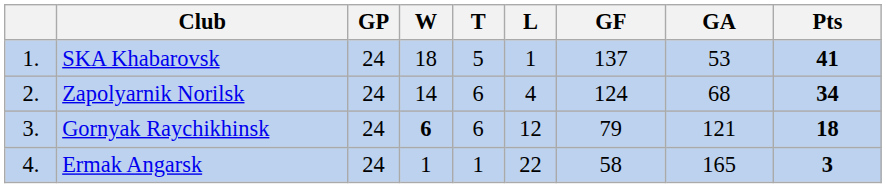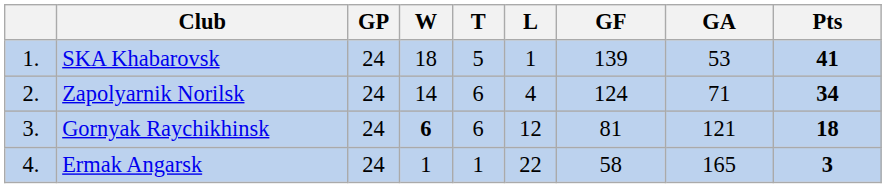(611, 57) 137 -> (611, 57) 139
(719, 93) 68 -> (719, 93) 71
(611, 128) 79 -> (611, 128) 81
